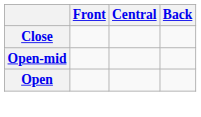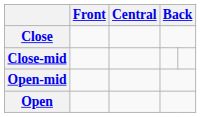+ row: (37, 58)
